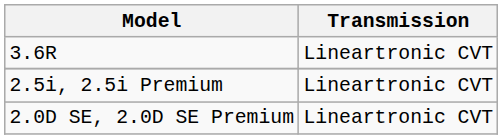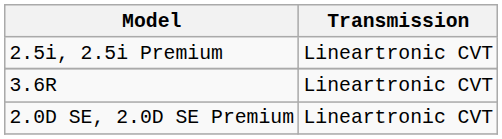rows swapped: (116, 85) <-> (33, 53)
